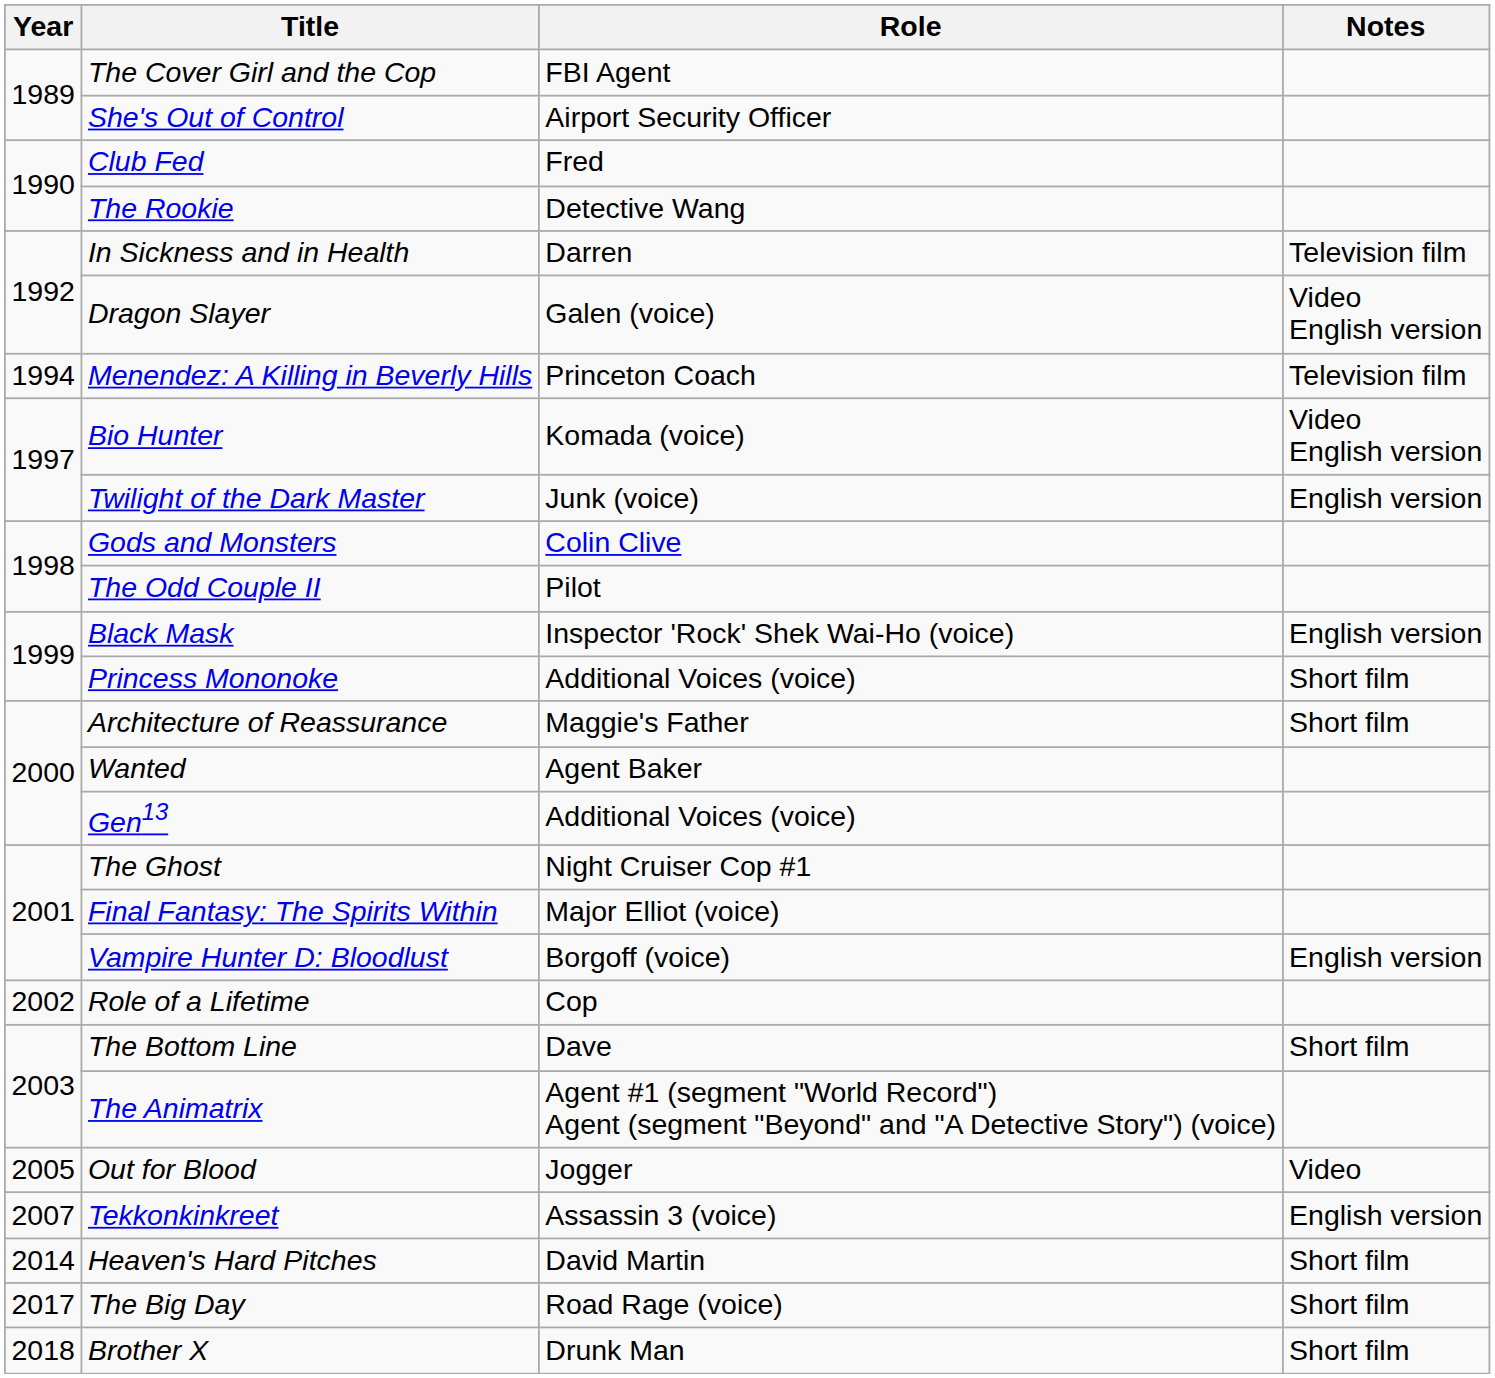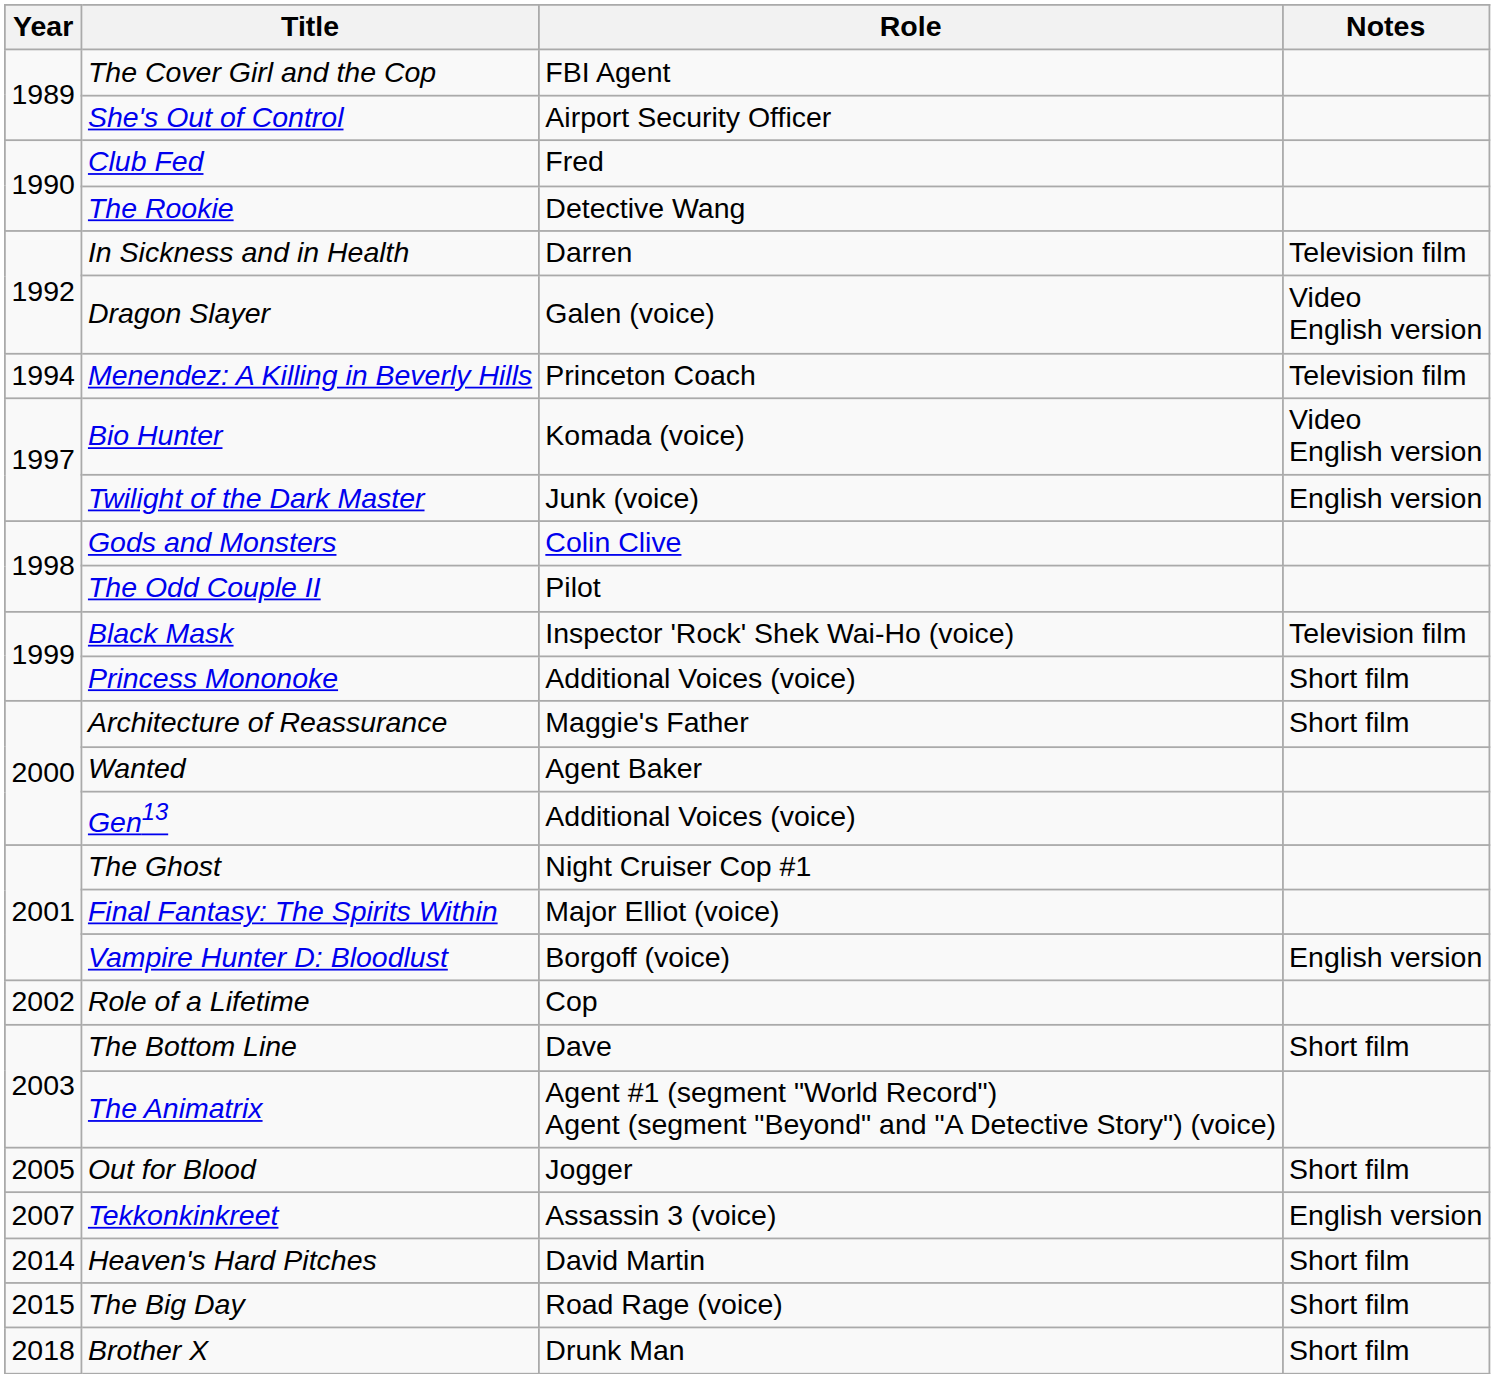(1386, 633) English version -> (1378, 633) Television film
(1325, 1169) Video -> (1349, 1169) Short film
(43, 1305) 2017 -> (43, 1305) 2015
